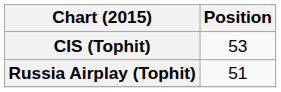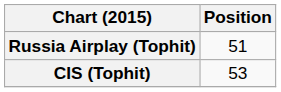rows swapped: (102, 45) <-> (102, 73)
